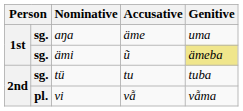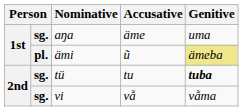(41, 55) sg. -> (41, 55) pl.
(200, 75) normal -> (200, 75) bold
(41, 95) pl. -> (41, 95) sg.
